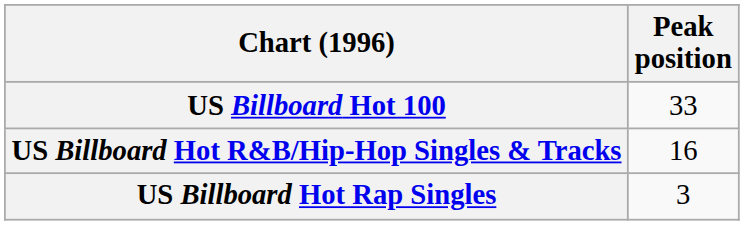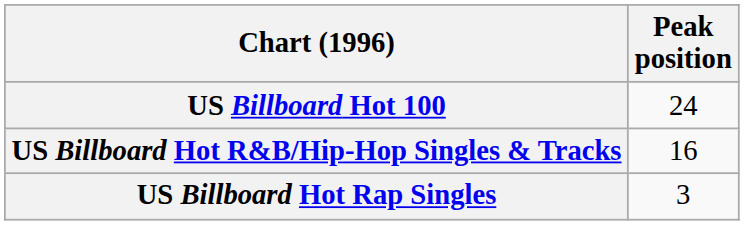(683, 104) 33 -> (683, 104) 24
